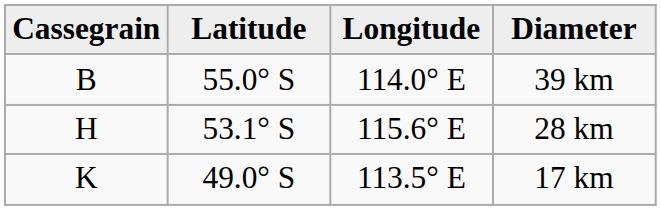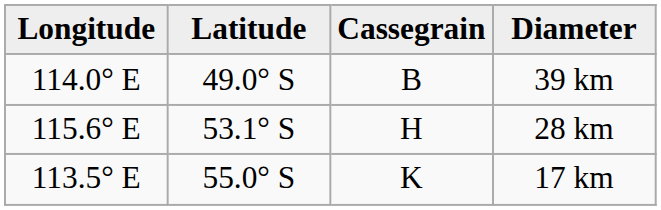columns swapped: (86, 29) <-> (411, 29)
(249, 79) 55.0° S -> (249, 79) 49.0° S
(249, 178) 49.0° S -> (249, 178) 55.0° S
